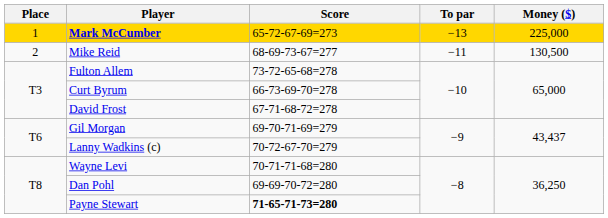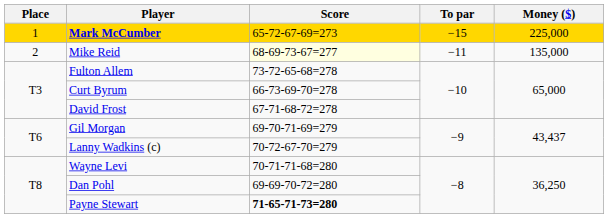(457, 33) −13 -> (457, 33) −15
(295, 52) no background -> (295, 52) lightyellow background
(549, 52) 130,500 -> (549, 52) 135,000
